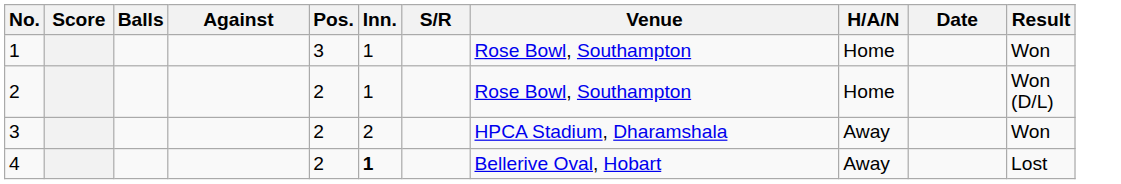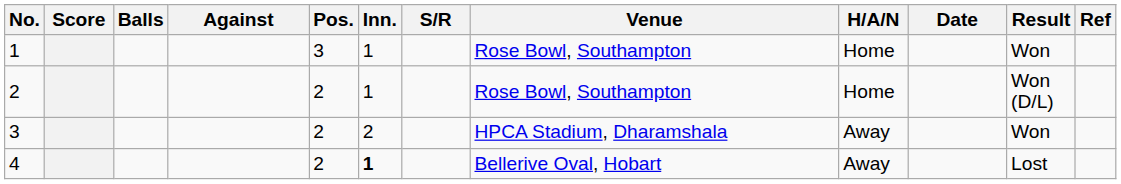+ column: (1095, 19)
